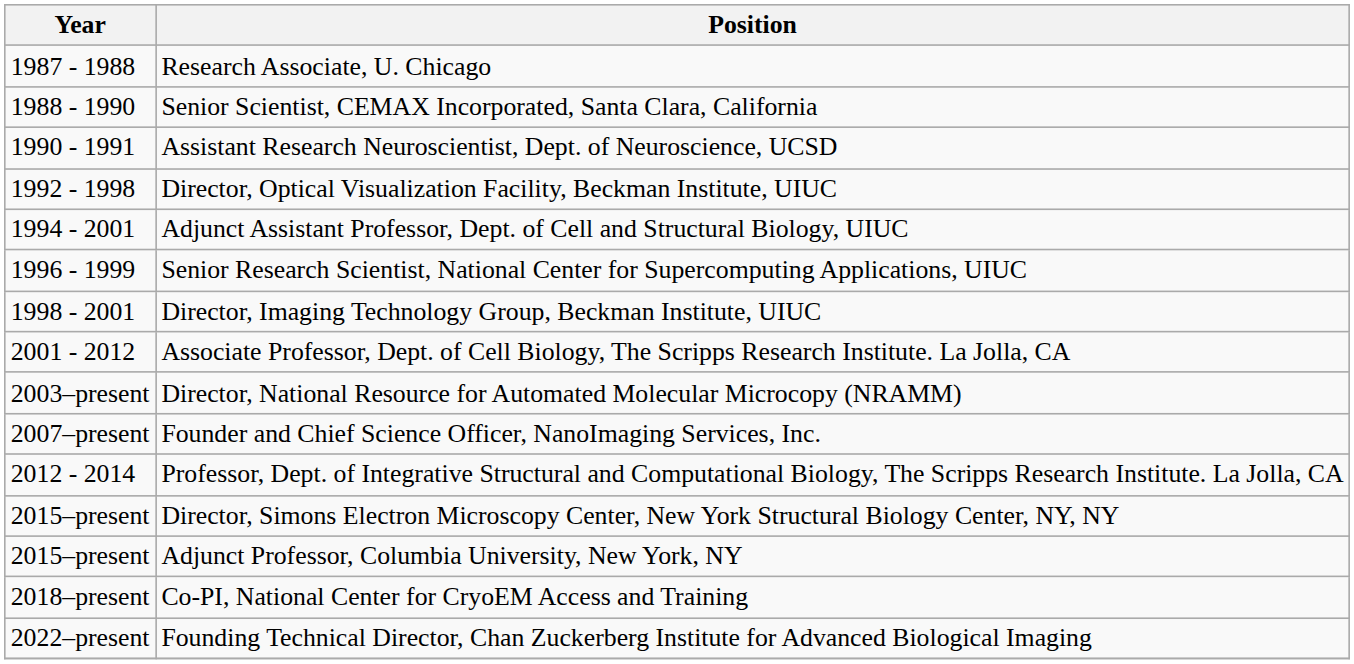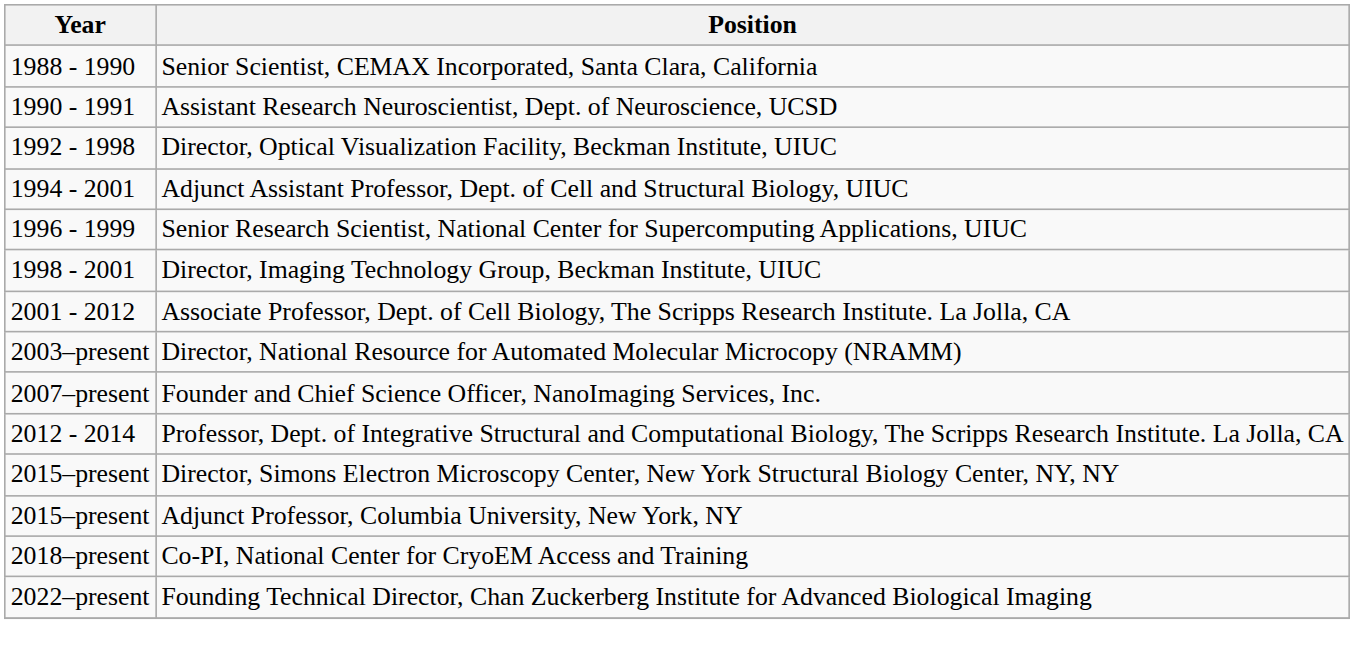- row: (326, 65)
